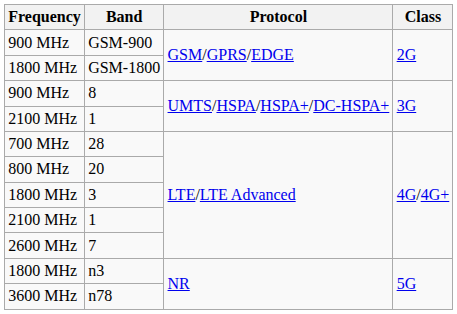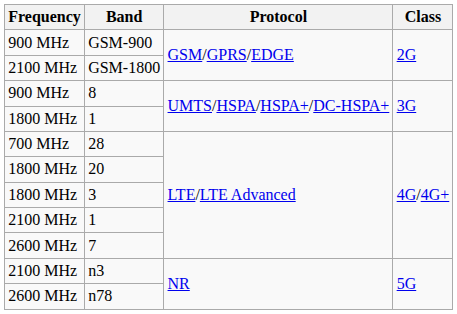(43, 67) 1800 MHz -> (43, 67) 2100 MHz
(43, 118) 2100 MHz -> (43, 118) 1800 MHz
(39, 169) 800 MHz -> (43, 169) 1800 MHz
(43, 270) 1800 MHz -> (43, 270) 2100 MHz
(43, 296) 3600 MHz -> (43, 296) 2600 MHz
